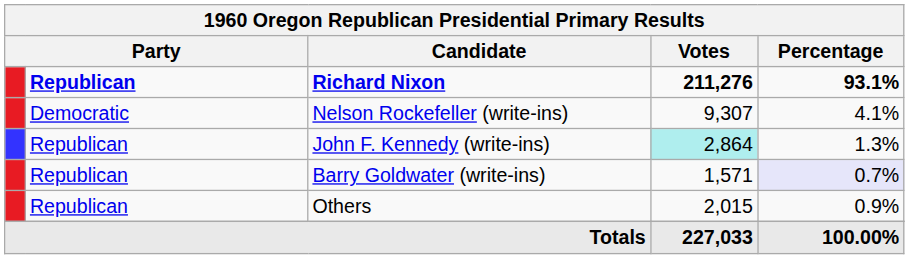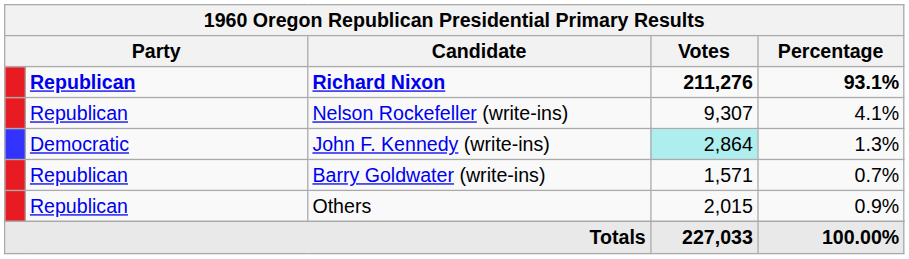(79, 113) Democratic -> (79, 113) Republican
(79, 145) Republican -> (79, 145) Democratic
(877, 176) lavender background -> (877, 176) no background
